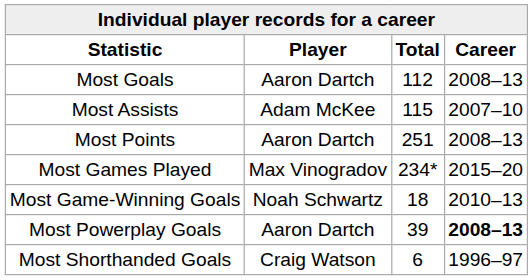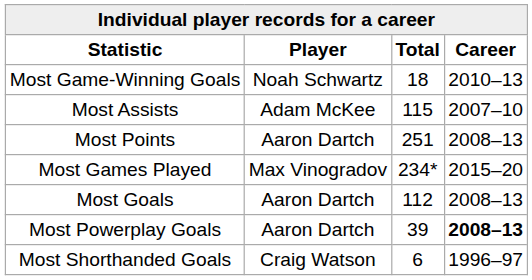rows swapped: (125, 79) <-> (125, 199)
